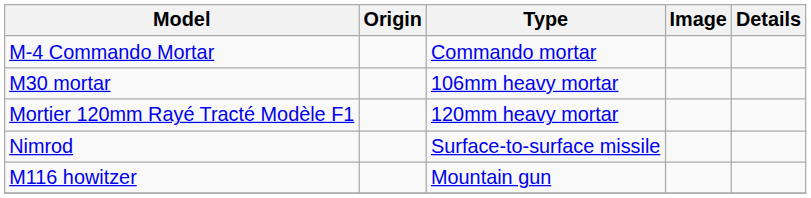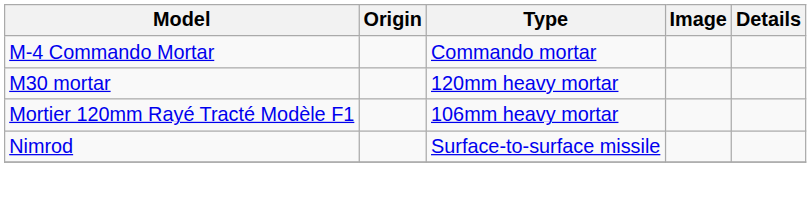(525, 83) 106mm heavy mortar -> (525, 83) 120mm heavy mortar
(525, 114) 120mm heavy mortar -> (525, 114) 106mm heavy mortar
- row: (73, 177)
